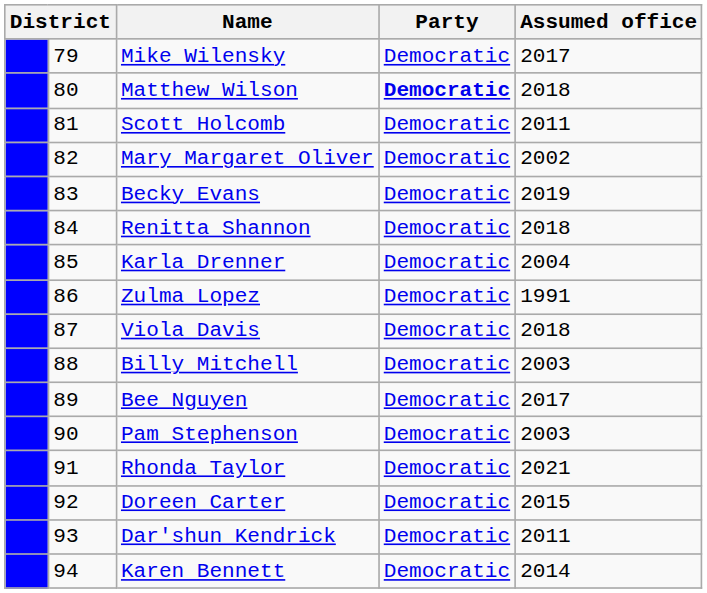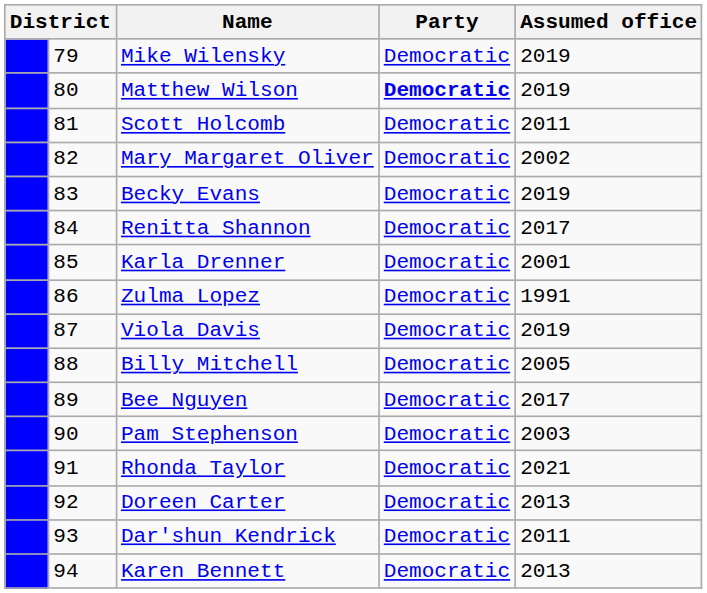(545, 56) 2017 -> (545, 56) 2019
(545, 91) 2018 -> (545, 91) 2019
(545, 228) 2018 -> (545, 228) 2017
(545, 262) 2004 -> (545, 262) 2001
(545, 331) 2018 -> (545, 331) 2019
(545, 365) 2003 -> (545, 365) 2005
(545, 503) 2015 -> (545, 503) 2013
(545, 571) 2014 -> (545, 571) 2013
